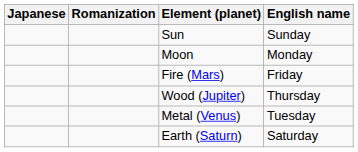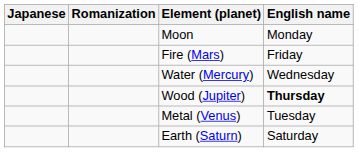- row: (173, 34)
+ row: (207, 75)
(294, 95) normal -> (296, 95) bold
